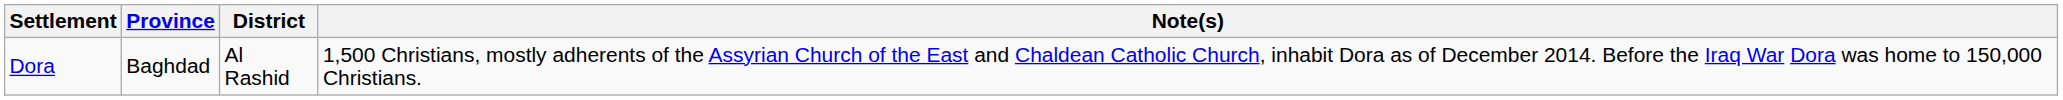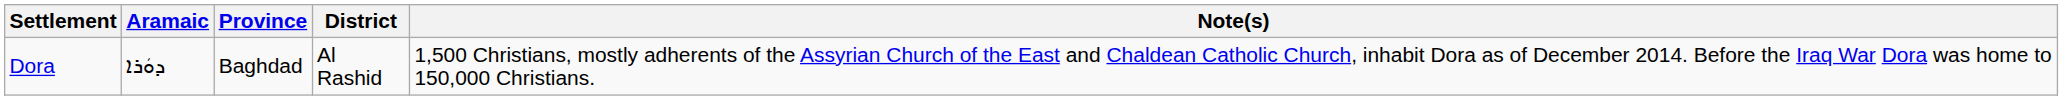+ column: (168, 21)
